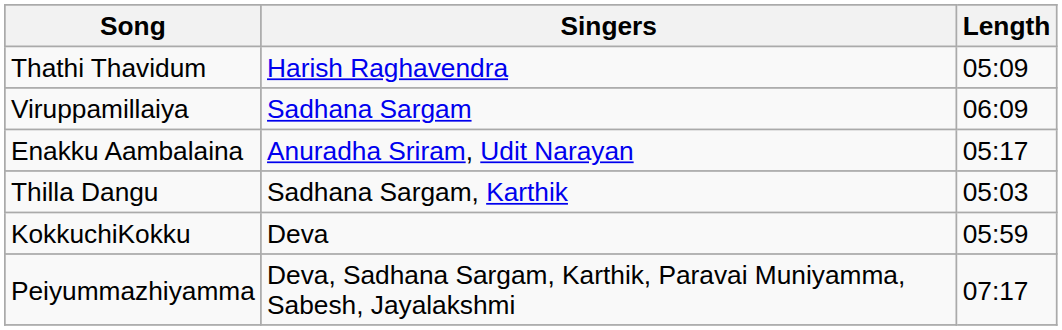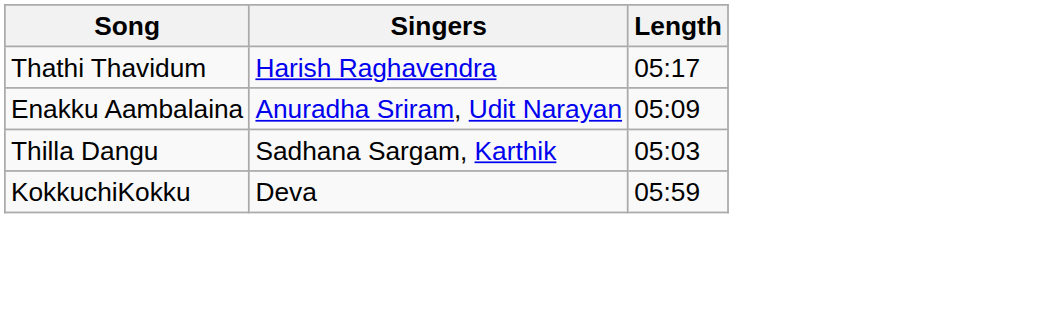(996, 67) 05:09 -> (667, 67) 05:17
- row: (100, 109)
(996, 151) 05:17 -> (667, 109) 05:09
- row: (133, 290)
